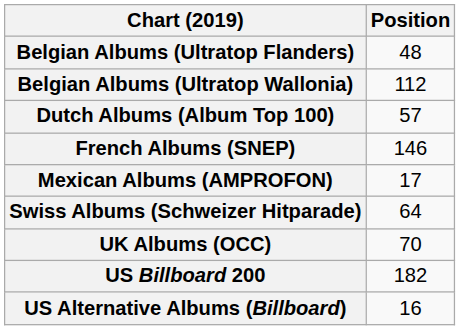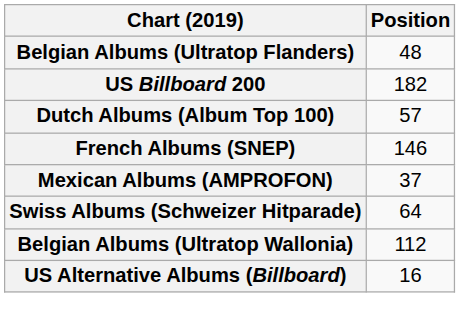rows swapped: (185, 84) <-> (185, 276)
(410, 180) 17 -> (410, 180) 37
- row: (185, 244)
